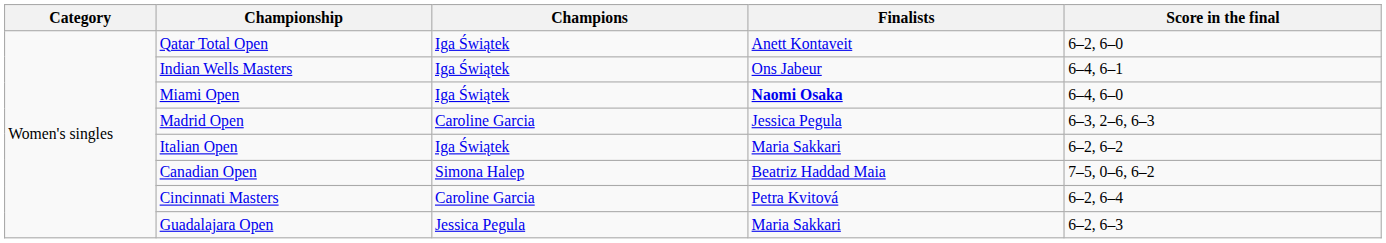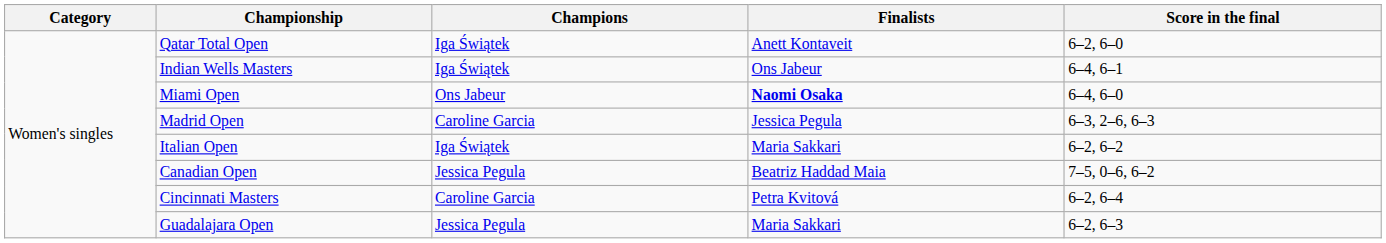(472, 95) Iga Świątek -> (470, 95) Ons Jabeur
(480, 173) Simona Halep -> (480, 173) Jessica Pegula
